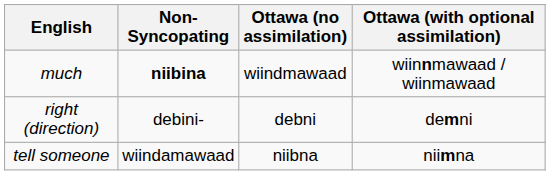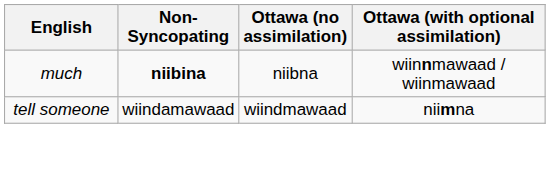(295, 73) wiindmawaad -> (295, 73) niibna
- row: (61, 119)
(295, 155) niibna -> (295, 109) wiindmawaad
